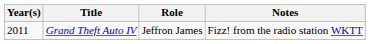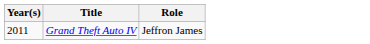- column: (285, 13)
